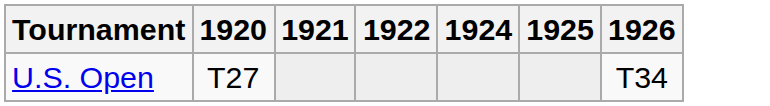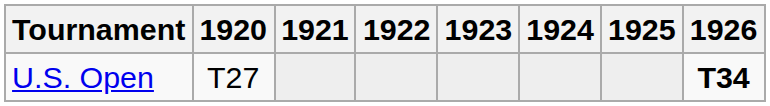+ column: (478, 29)
(642, 77) normal -> (724, 77) bold
